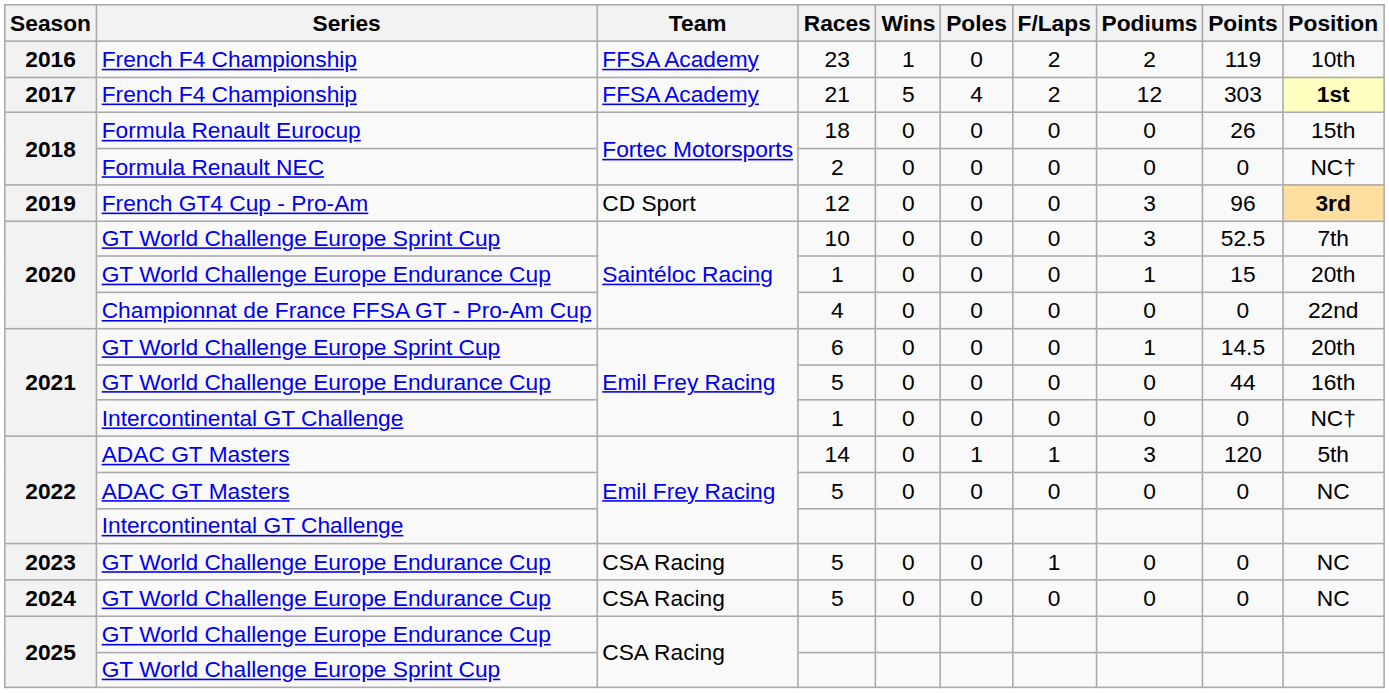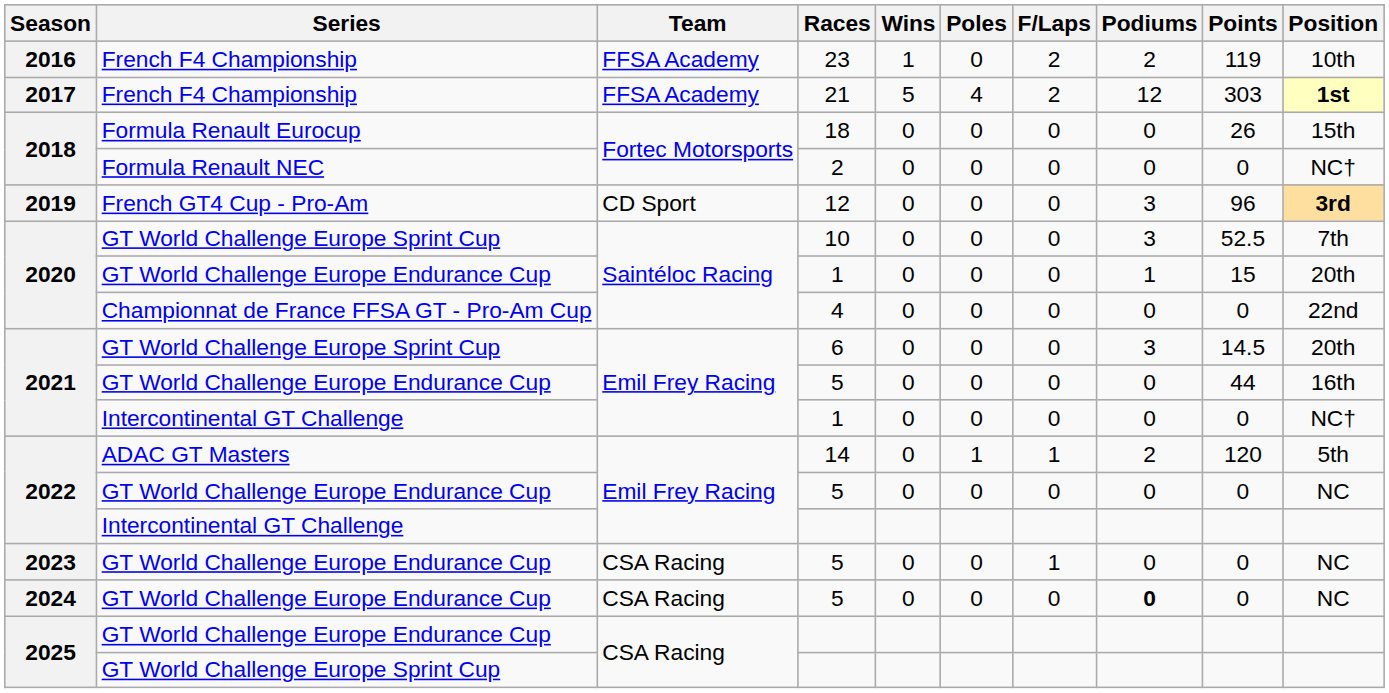(1149, 347) 1 -> (1149, 347) 3
(1149, 454) 3 -> (1149, 454) 2
(196, 490) ADAC GT Masters -> (326, 490) GT World Challenge Europe Endurance Cup
(1149, 598) normal -> (1149, 598) bold
